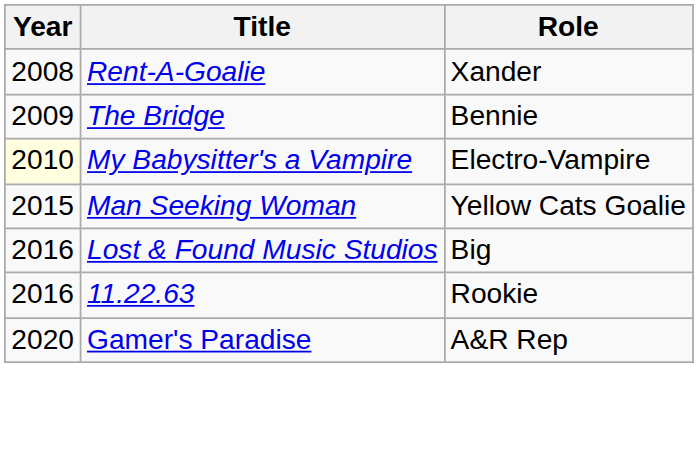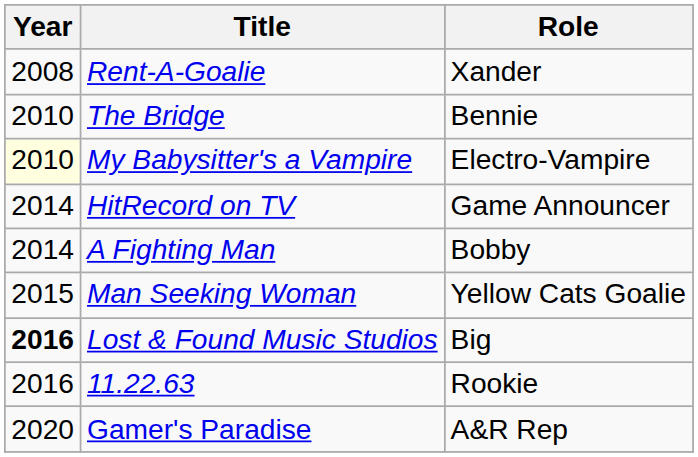(43, 116) 2009 -> (43, 116) 2010
+ row: (191, 205)
+ row: (181, 250)
(43, 250) normal -> (43, 339) bold
